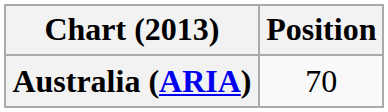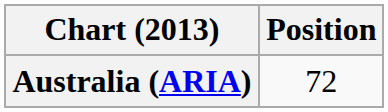(321, 80) 70 -> (321, 80) 72
